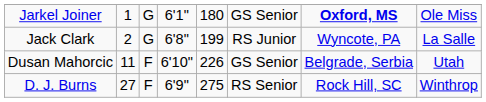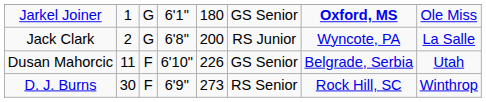(212, 39) 199 -> (212, 39) 200
(128, 85) 27 -> (128, 85) 30
(212, 85) 275 -> (212, 85) 273
